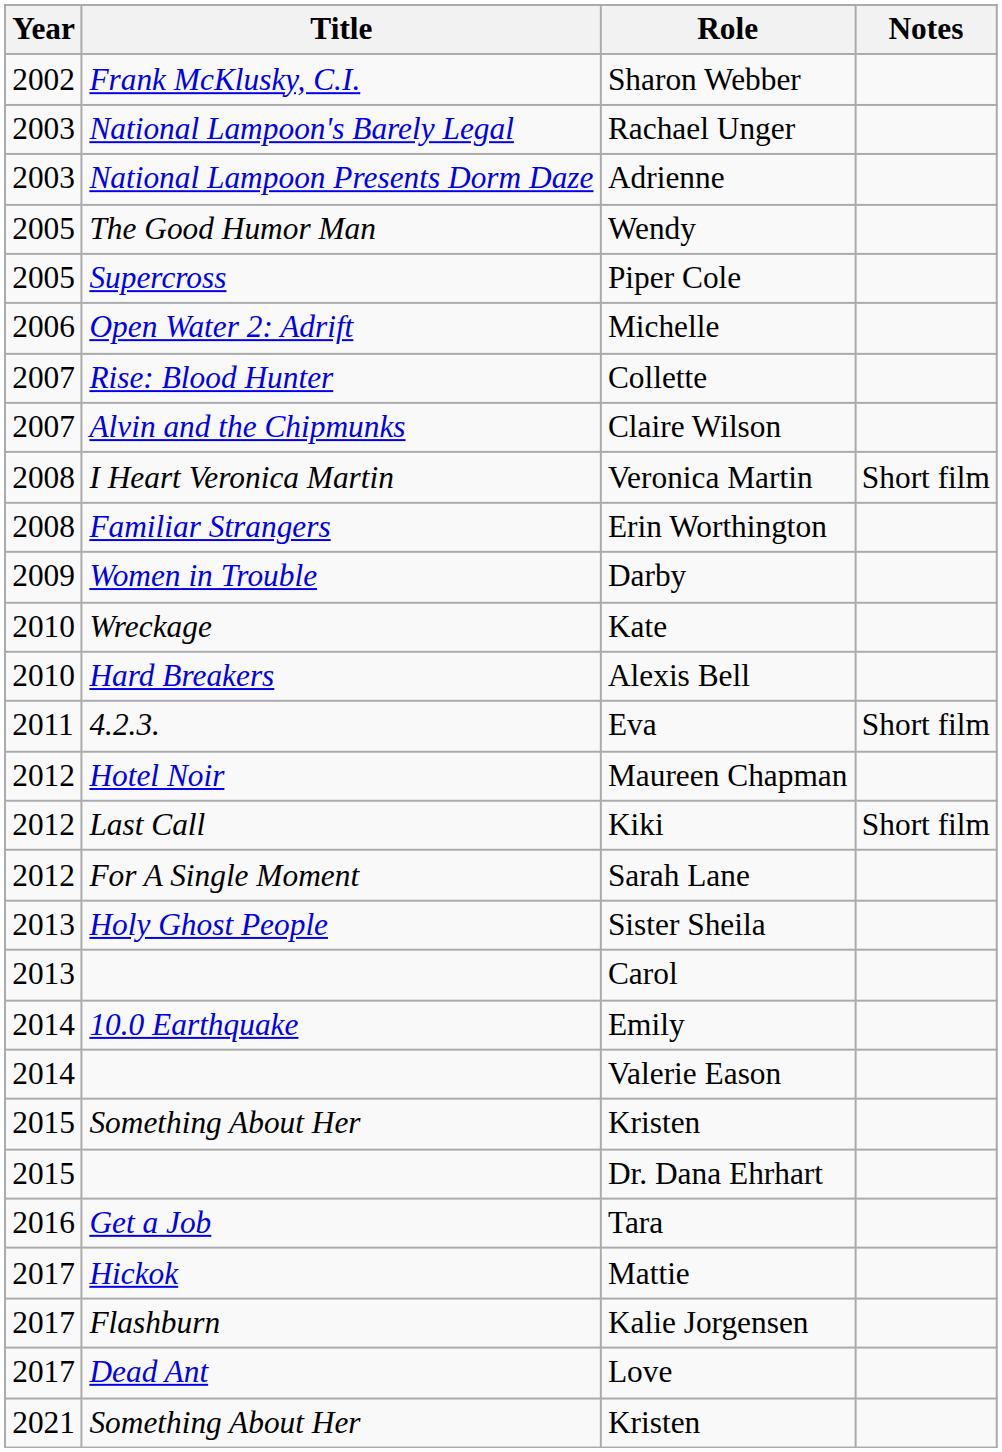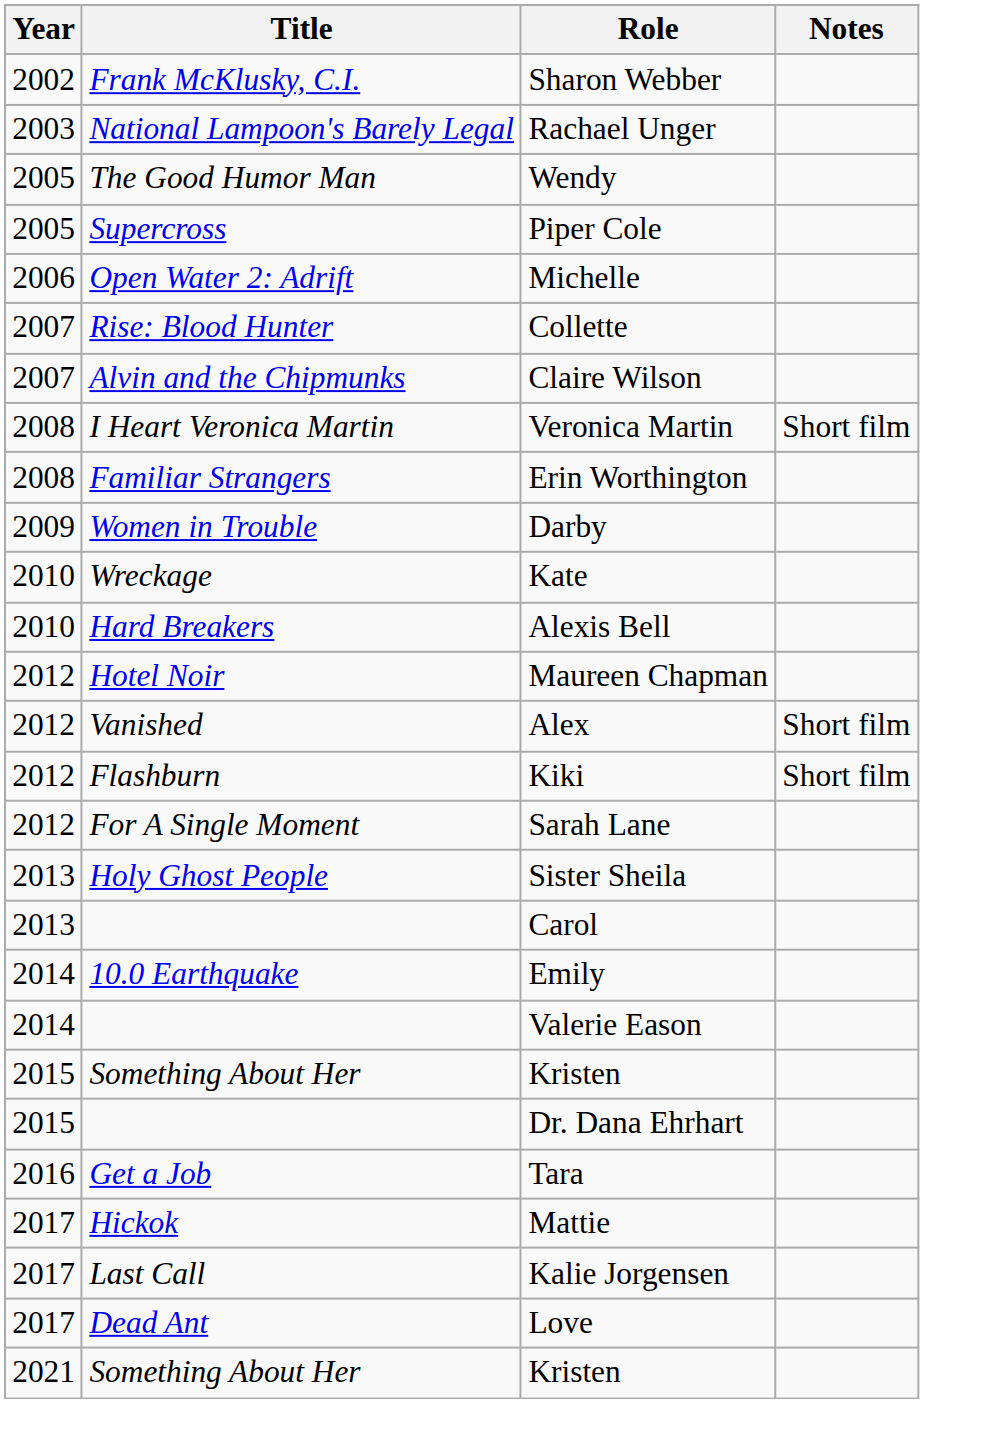- row: (44, 178)
- row: (43, 725)
+ row: (44, 725)
(147, 825) Last Call -> (155, 775) Flashburn
(155, 1322) Flashburn -> (147, 1272) Last Call
